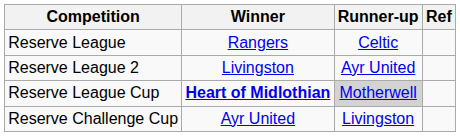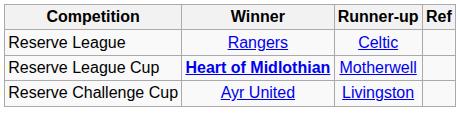- row: (74, 67)
(378, 93) lightgrey background -> (378, 67) no background
